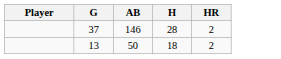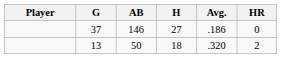+ column: (217, 12)
(172, 29) 28 -> (176, 29) 27
(211, 29) 2 -> (257, 29) 0
